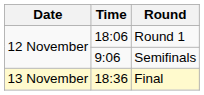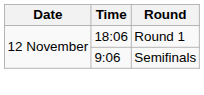- row: (149, 79)
